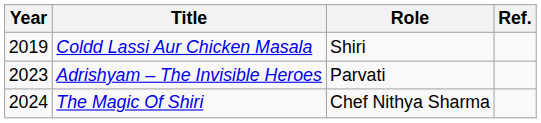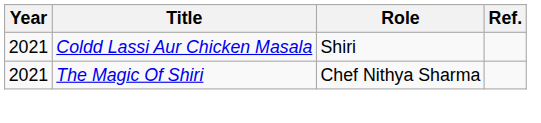(28, 46) 2019 -> (28, 46) 2021
- row: (189, 74)
(28, 103) 2024 -> (28, 74) 2021
